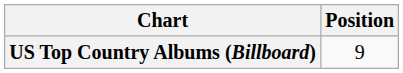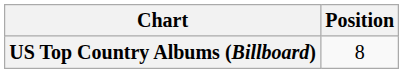(360, 52) 9 -> (360, 52) 8
